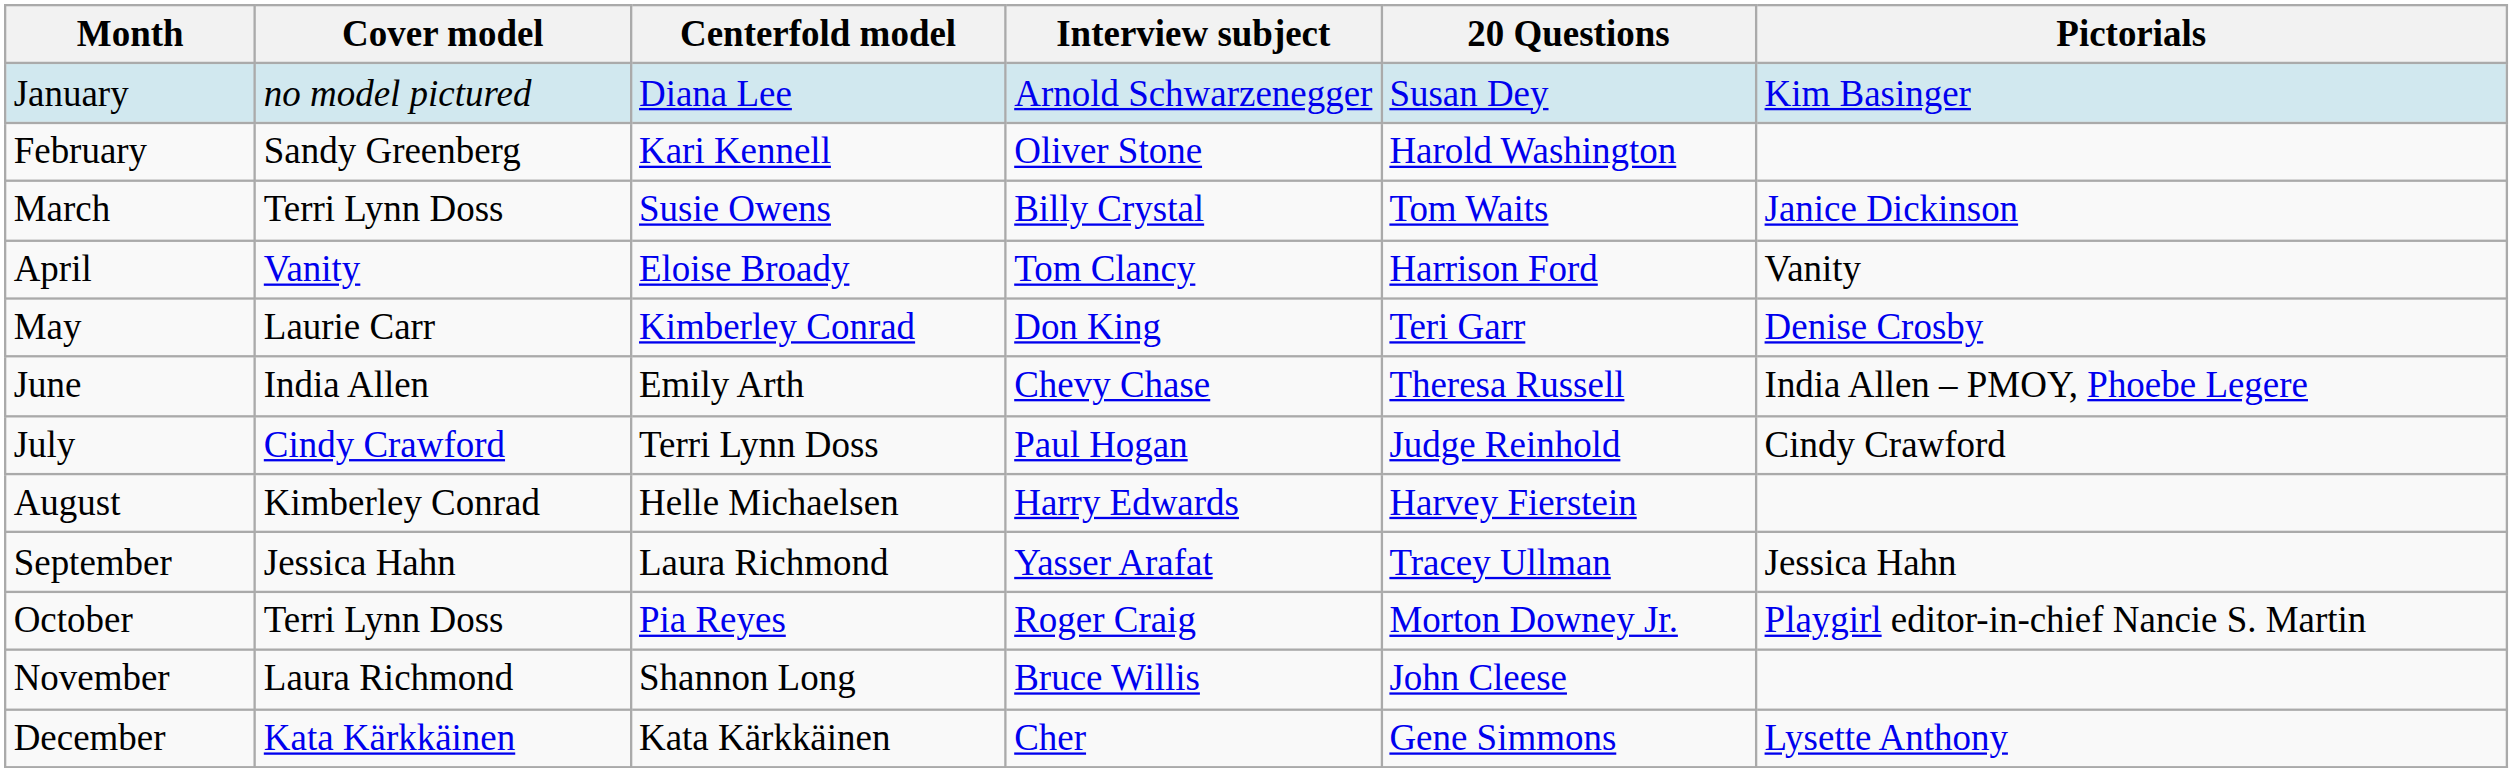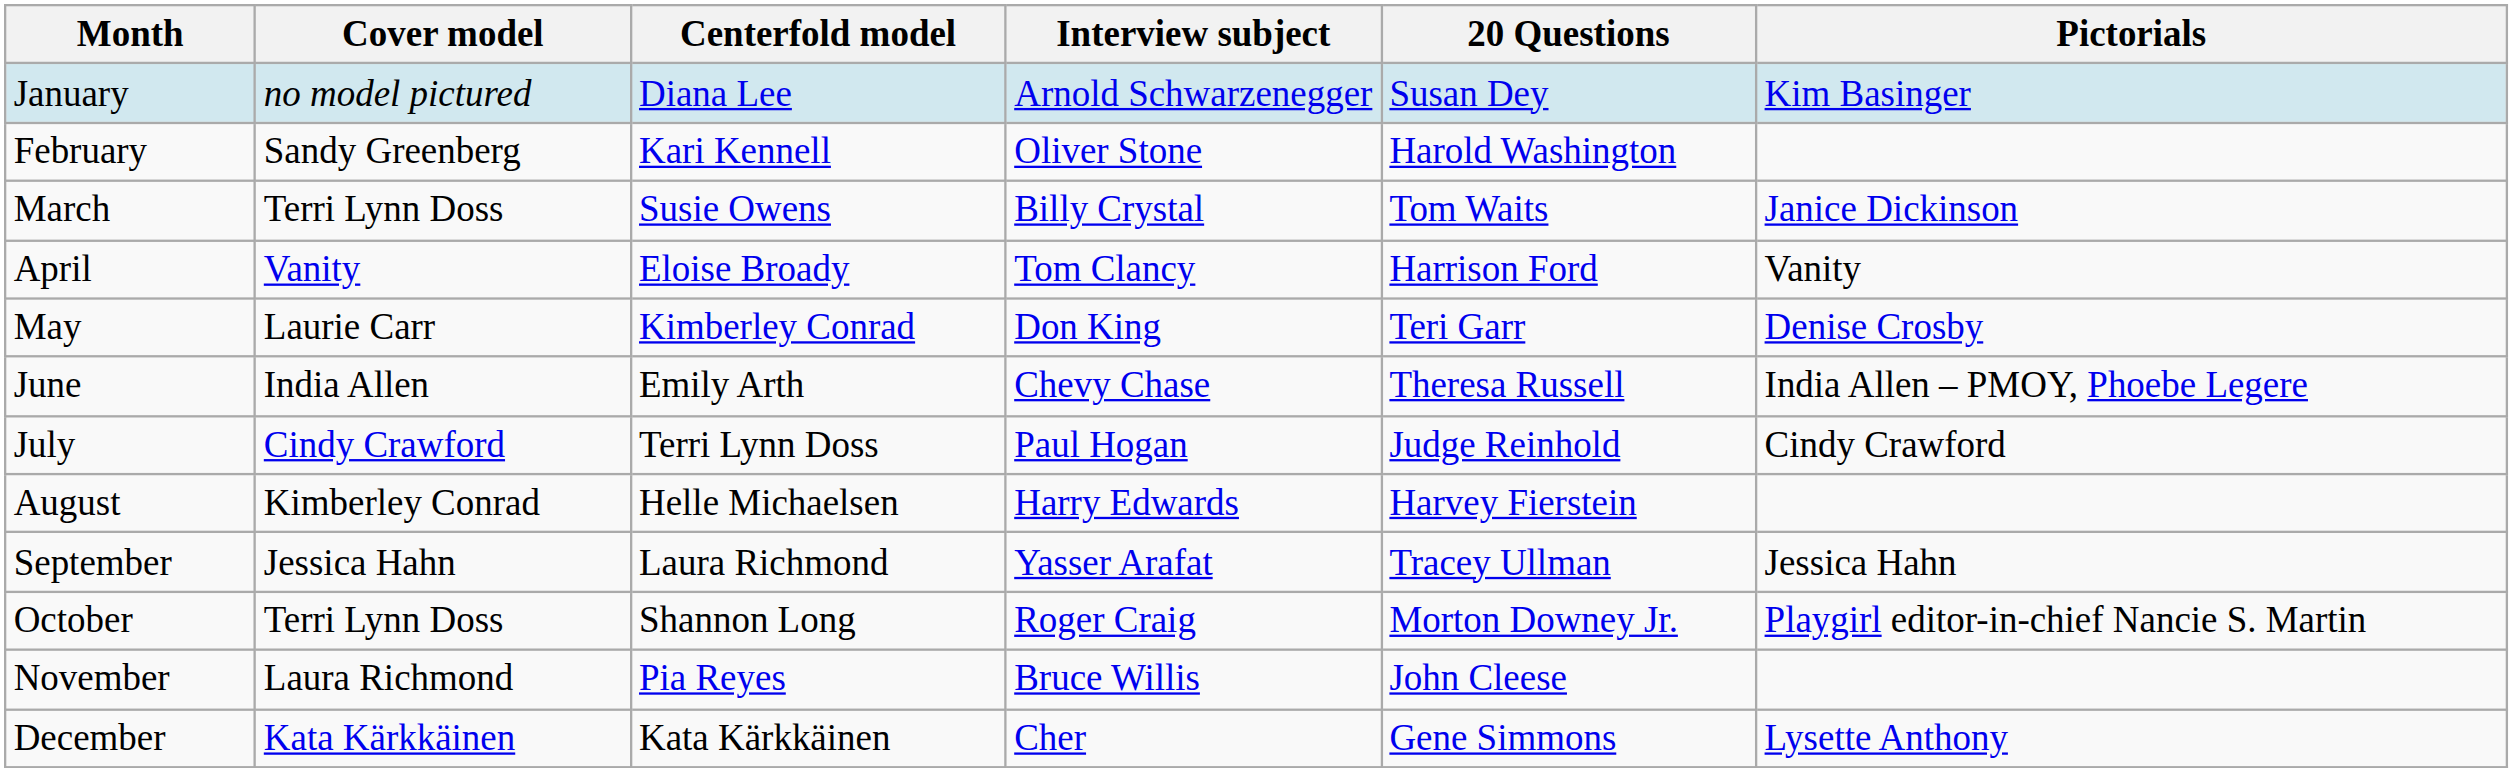(712, 619) Pia Reyes -> (747, 619) Shannon Long
(747, 678) Shannon Long -> (712, 678) Pia Reyes
